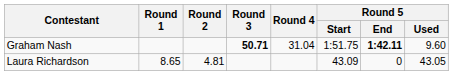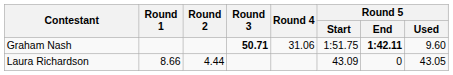(301, 45) 31.04 -> (301, 45) 31.06
(170, 62) 8.65 -> (170, 62) 8.66
(214, 62) 4.81 -> (214, 62) 4.44
